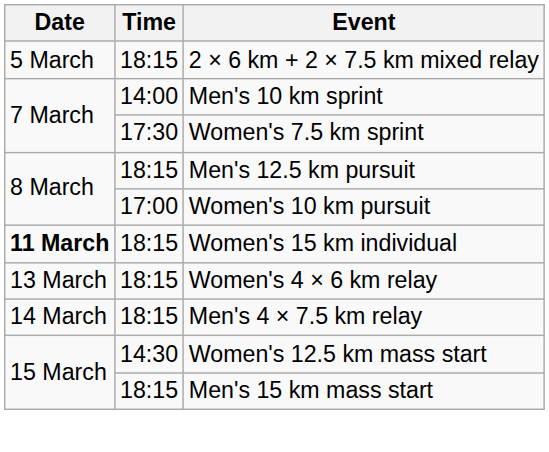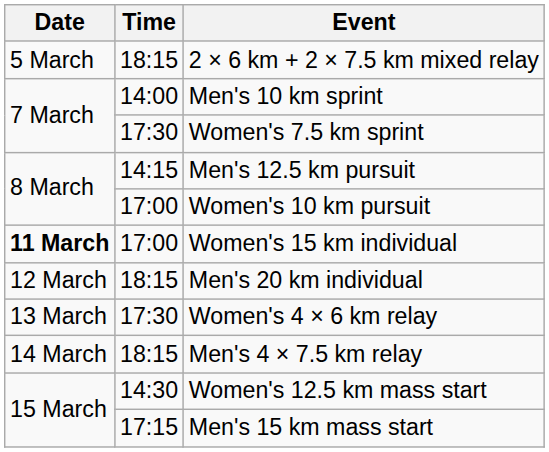(149, 170) 18:15 -> (149, 170) 14:15
(149, 243) 18:15 -> (149, 243) 17:00
+ row: (306, 280)
(149, 280) 18:15 -> (149, 317) 17:30
(149, 390) 18:15 -> (149, 427) 17:15
